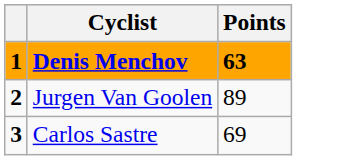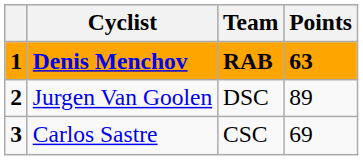+ column: (251, 23)
